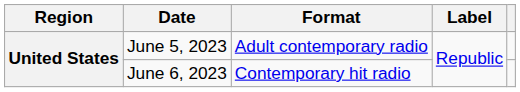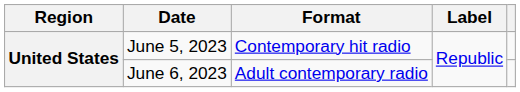(331, 45) Adult contemporary radio -> (323, 45) Contemporary hit radio
(323, 73) Contemporary hit radio -> (331, 73) Adult contemporary radio
